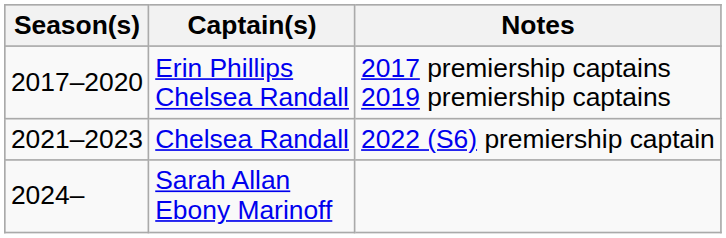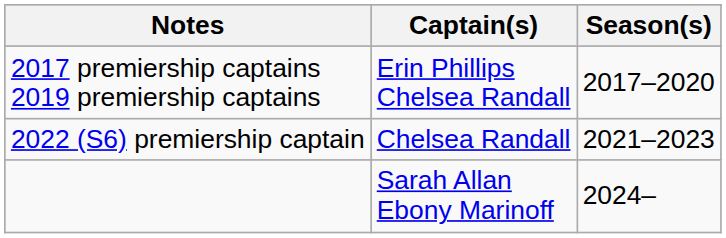columns swapped: (77, 25) <-> (538, 25)
